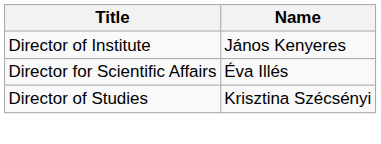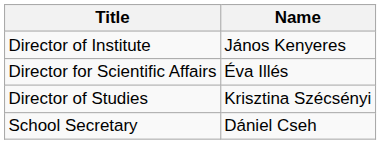+ row: (73, 125)
